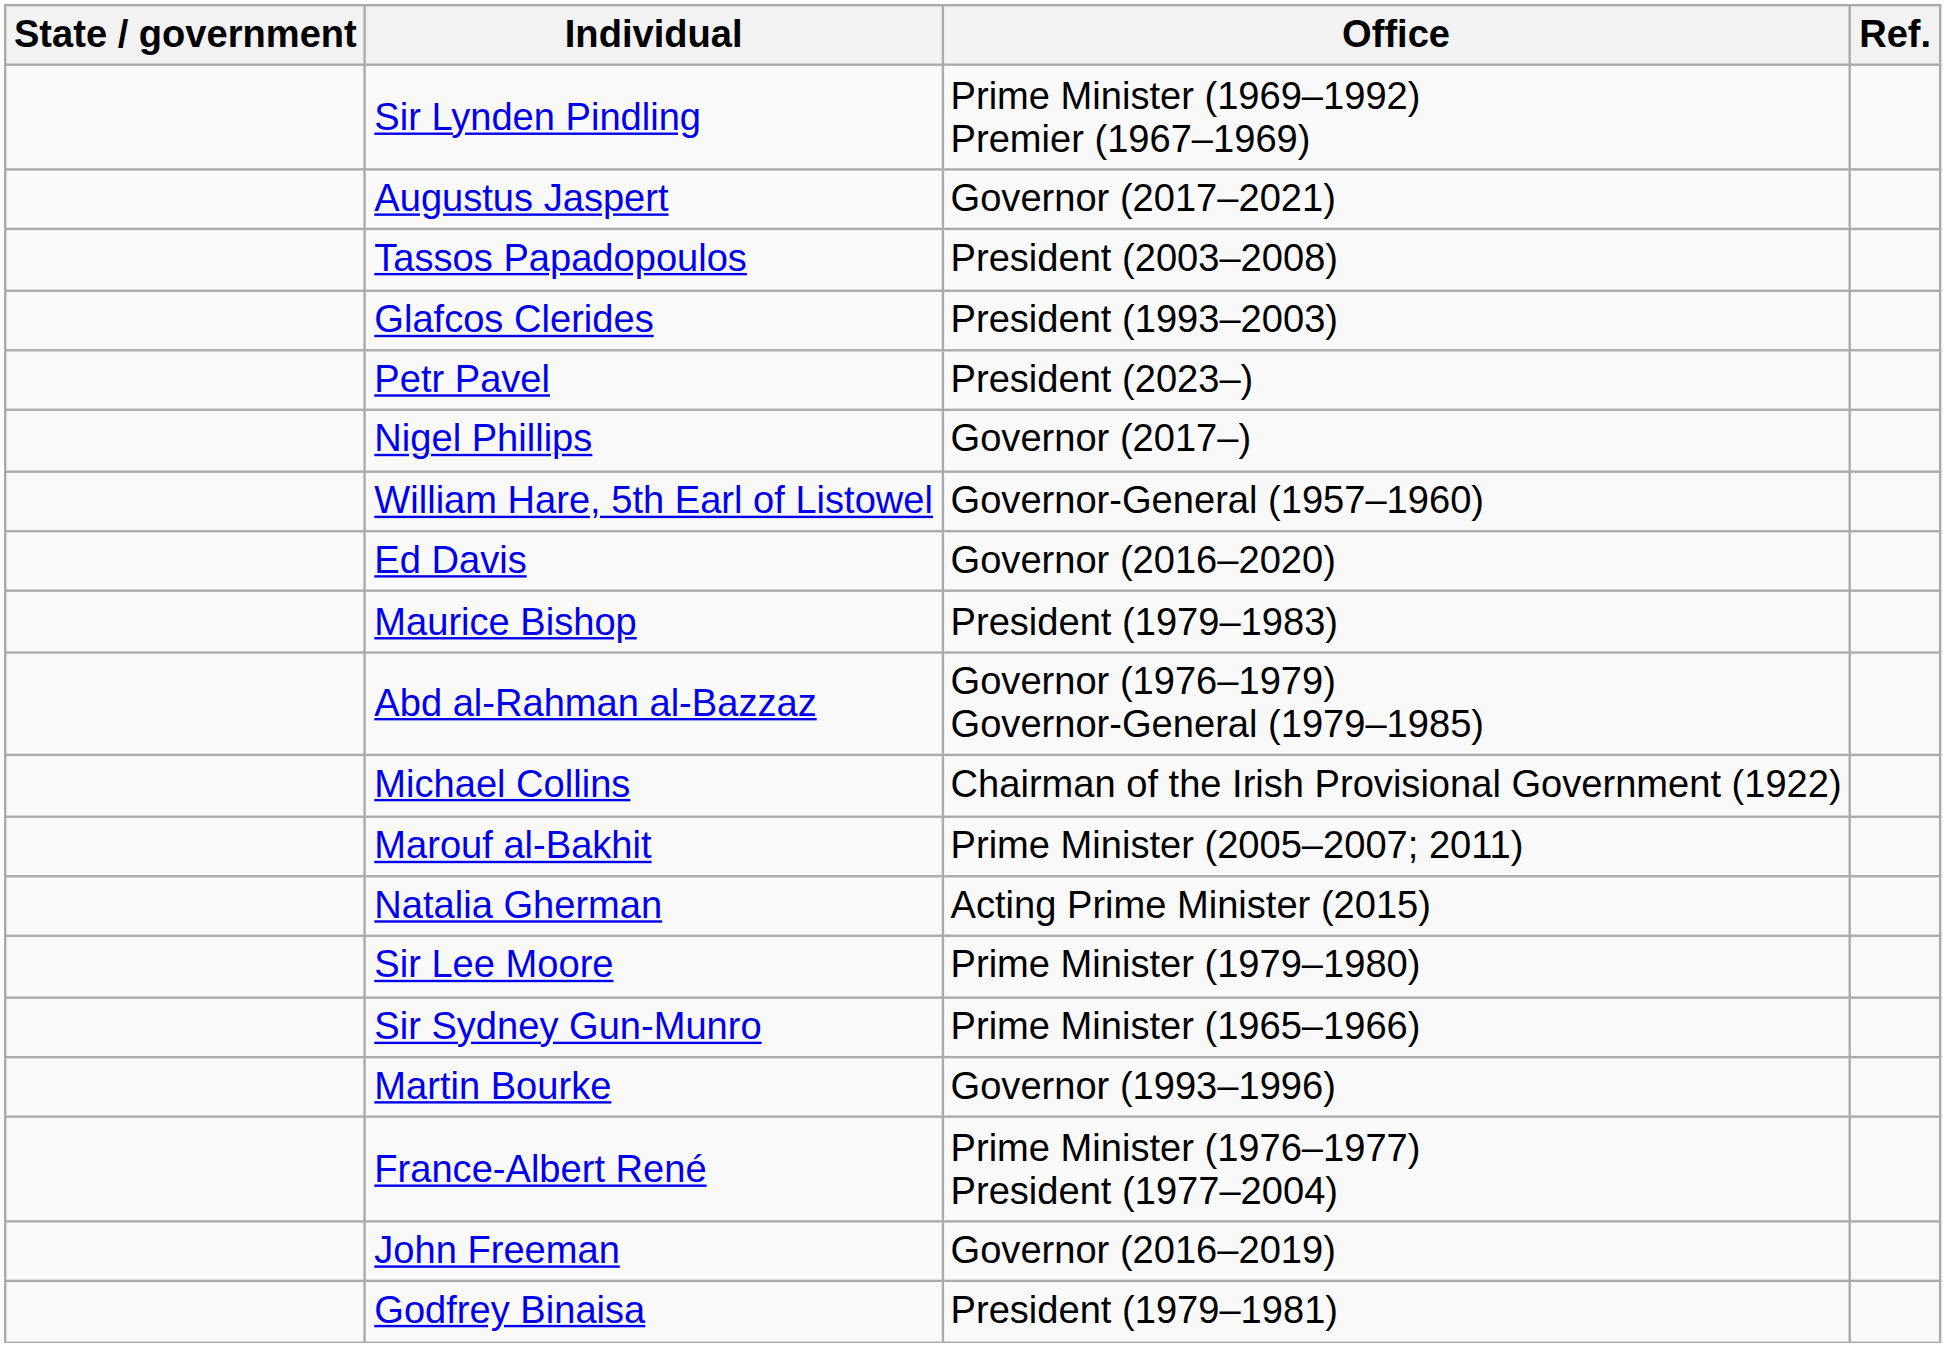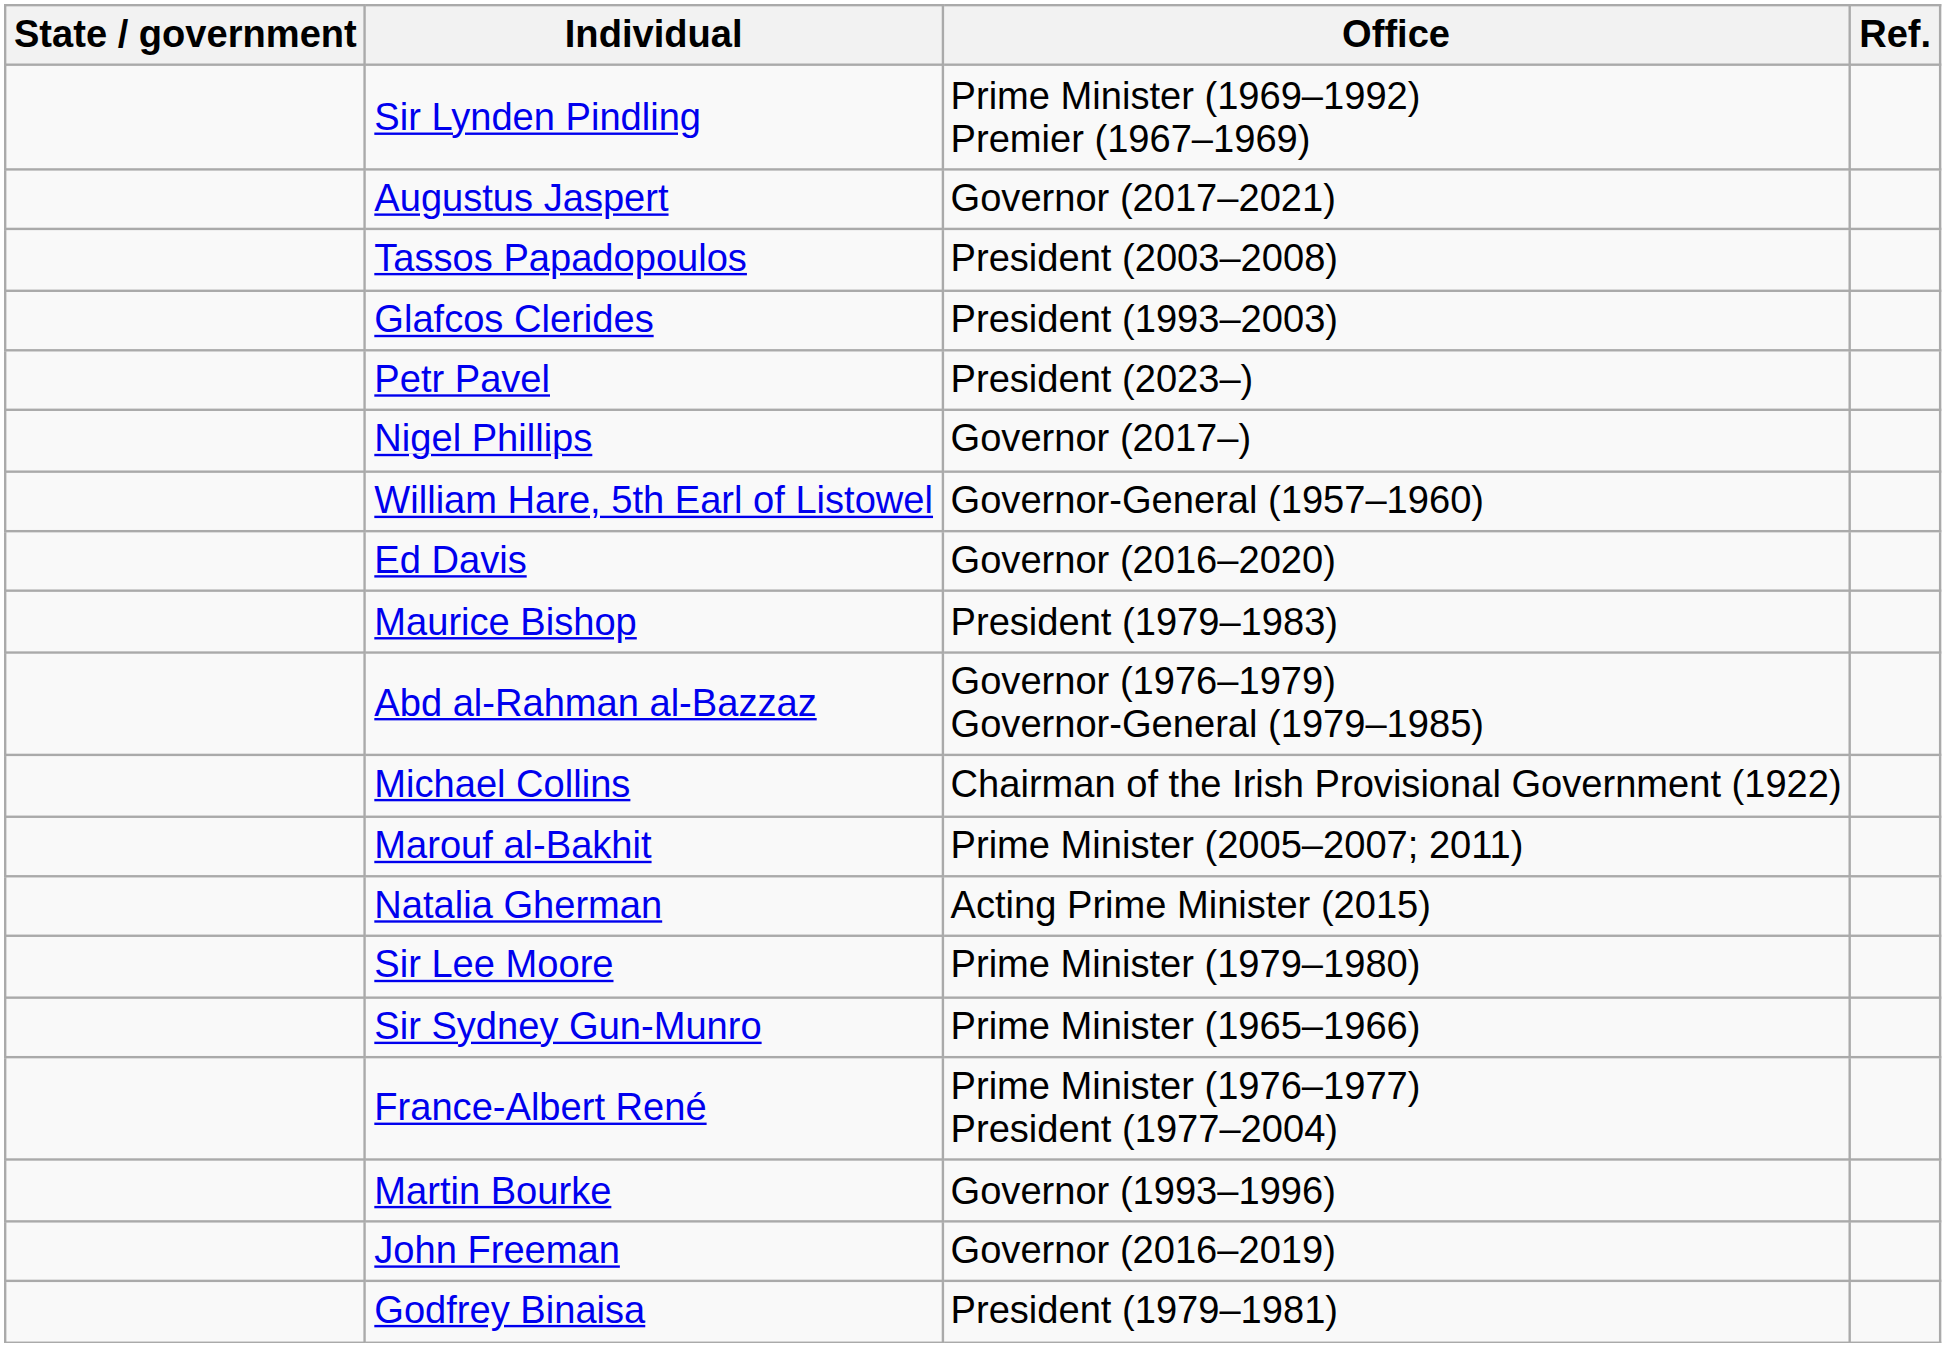rows swapped: (540, 1168) <-> (493, 1086)
